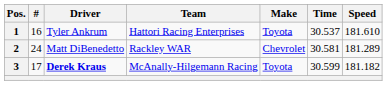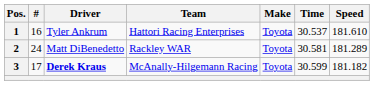(284, 49) Chevrolet -> (278, 49) Toyota
